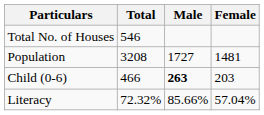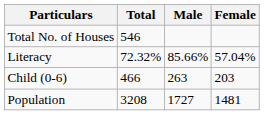rows swapped: (36, 57) <-> (30, 99)
(177, 78) bold -> (177, 78) normal
